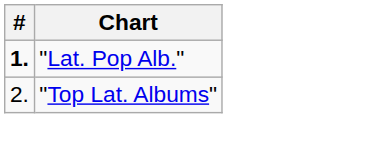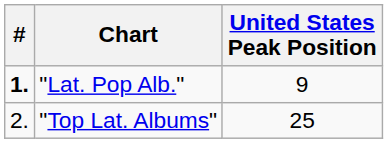+ column: (302, 35)
